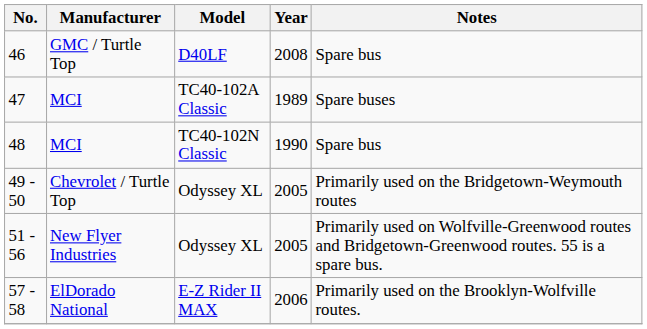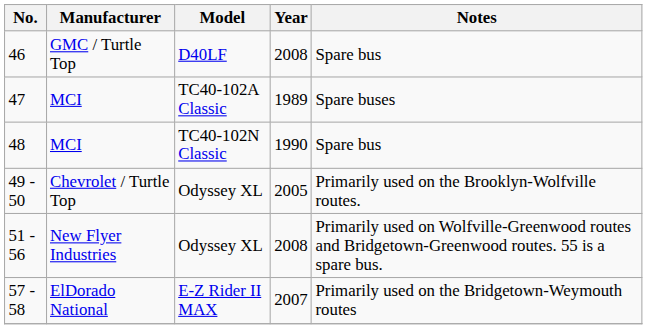(469, 190) Primarily used on the Bridgetown-Weymouth routes -> (456, 190) Primarily used on the Brooklyn-Wolfville routes.
(291, 245) 2005 -> (291, 245) 2008
(291, 300) 2006 -> (291, 300) 2007
(456, 300) Primarily used on the Brooklyn-Wolfville routes. -> (469, 300) Primarily used on the Bridgetown-Weymouth routes
